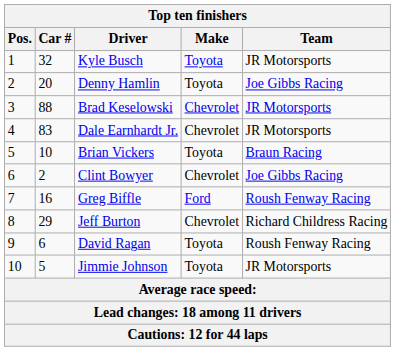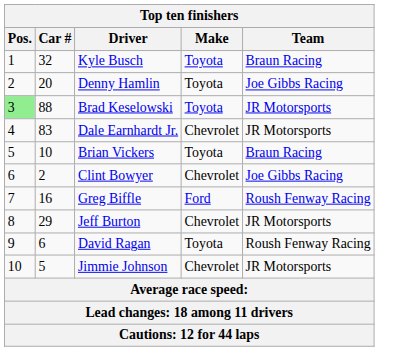(288, 61) JR Motorsports -> (284, 61) Braun Racing
(11, 107) no background -> (11, 107) lightgreen background
(212, 107) Chevrolet -> (204, 107) Toyota
(317, 221) Richard Childress Racing -> (288, 221) JR Motorsports
(204, 267) Toyota -> (212, 267) Chevrolet
